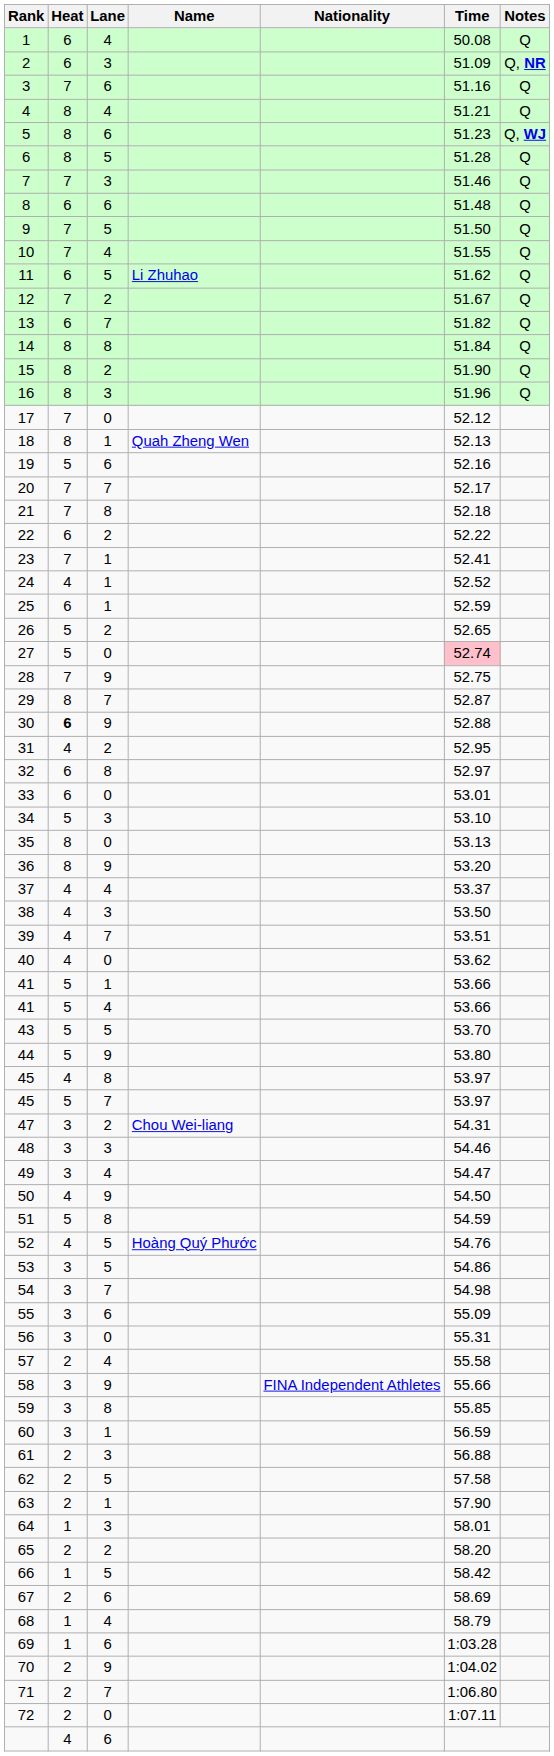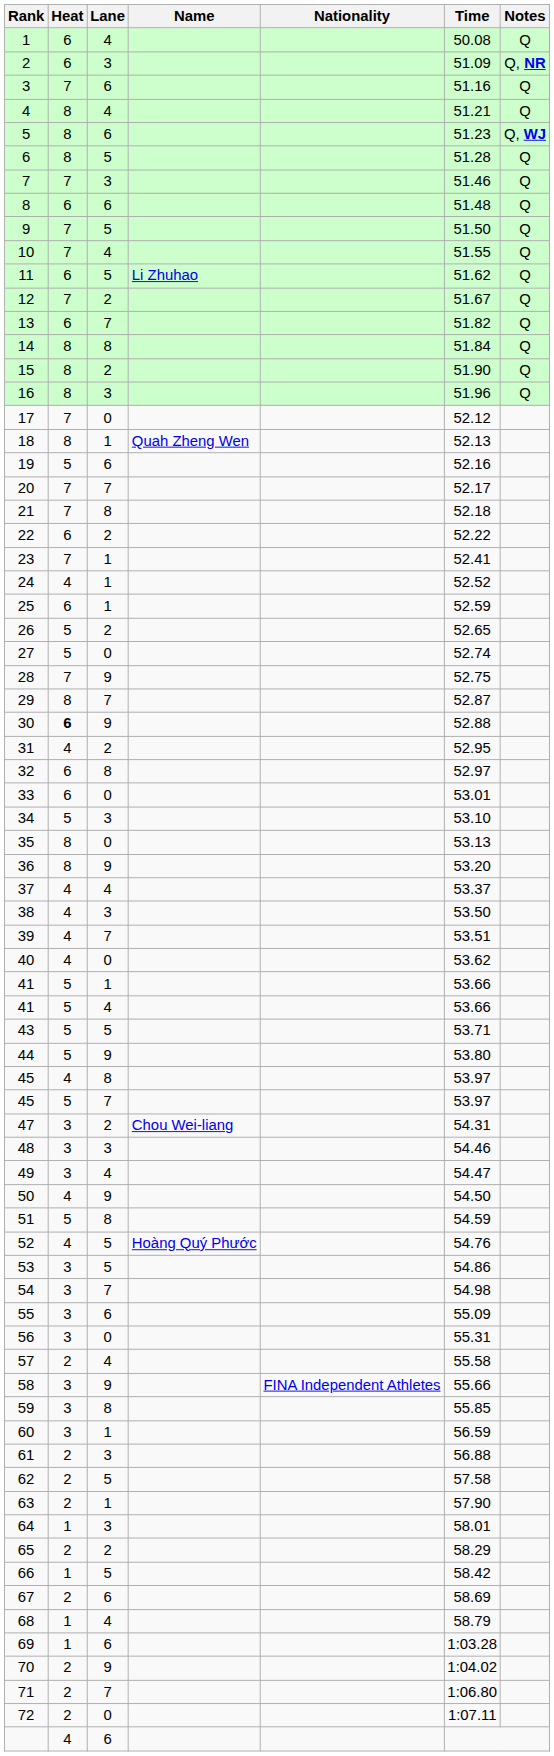(472, 653) pink background -> (472, 653) no background
(472, 1031) 53.70 -> (472, 1031) 53.71
(472, 1550) 58.20 -> (472, 1550) 58.29
